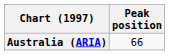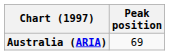(137, 42) 66 -> (137, 42) 69
